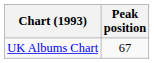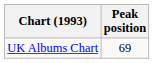(125, 48) 67 -> (125, 48) 69
